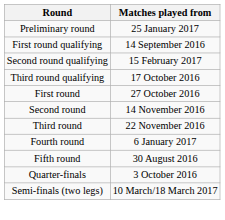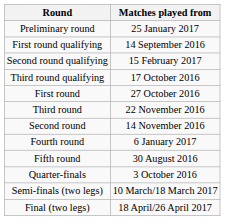rows swapped: (57, 110) <-> (57, 126)
+ row: (57, 207)
